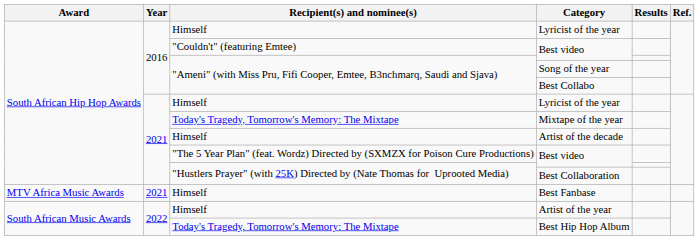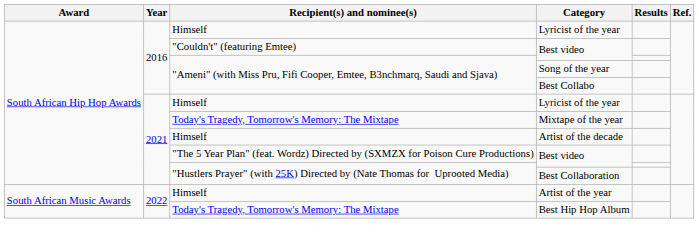- row: (190, 192)
